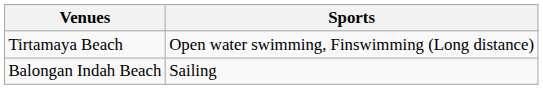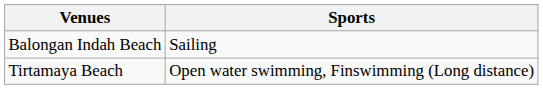rows swapped: (66, 44) <-> (85, 71)
